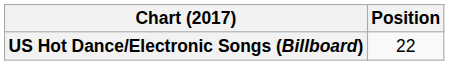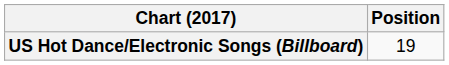(406, 45) 22 -> (406, 45) 19
